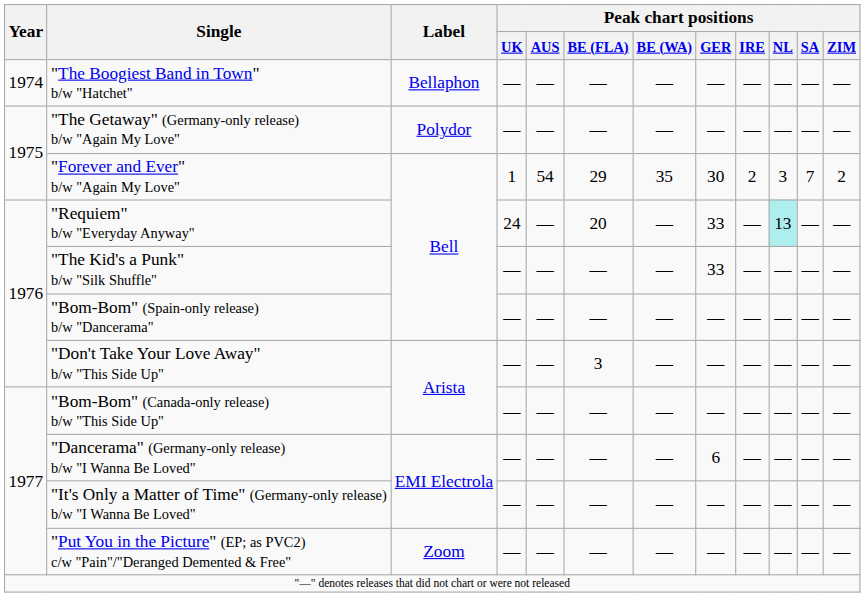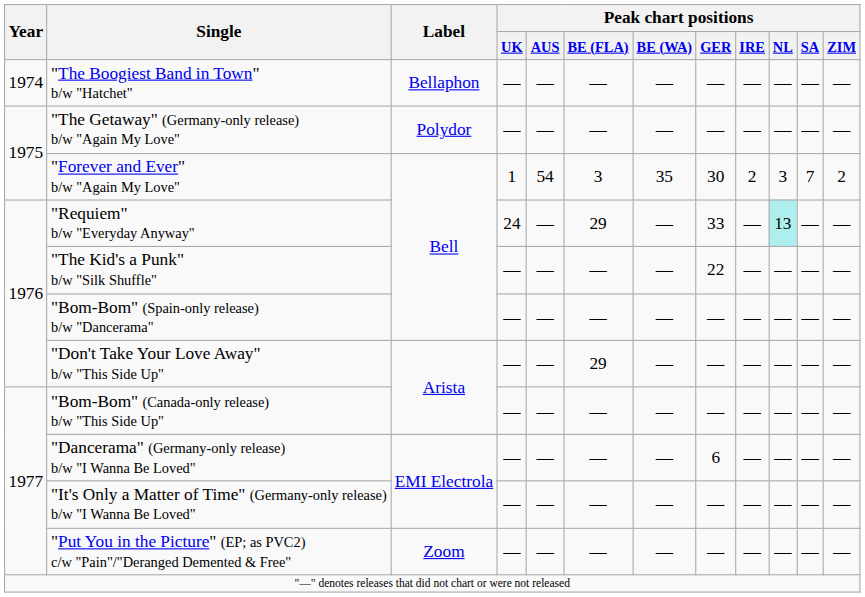(598, 176) 29 -> (598, 176) 3
(598, 223) 20 -> (598, 223) 29
(716, 270) 33 -> (716, 270) 22
(598, 363) 3 -> (598, 363) 29
